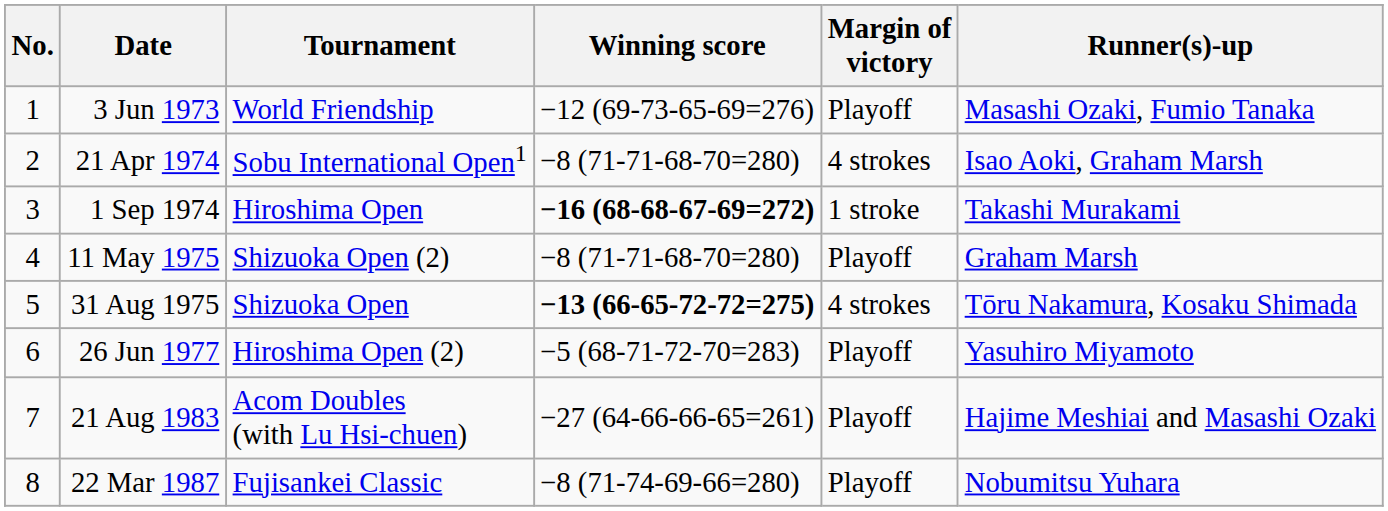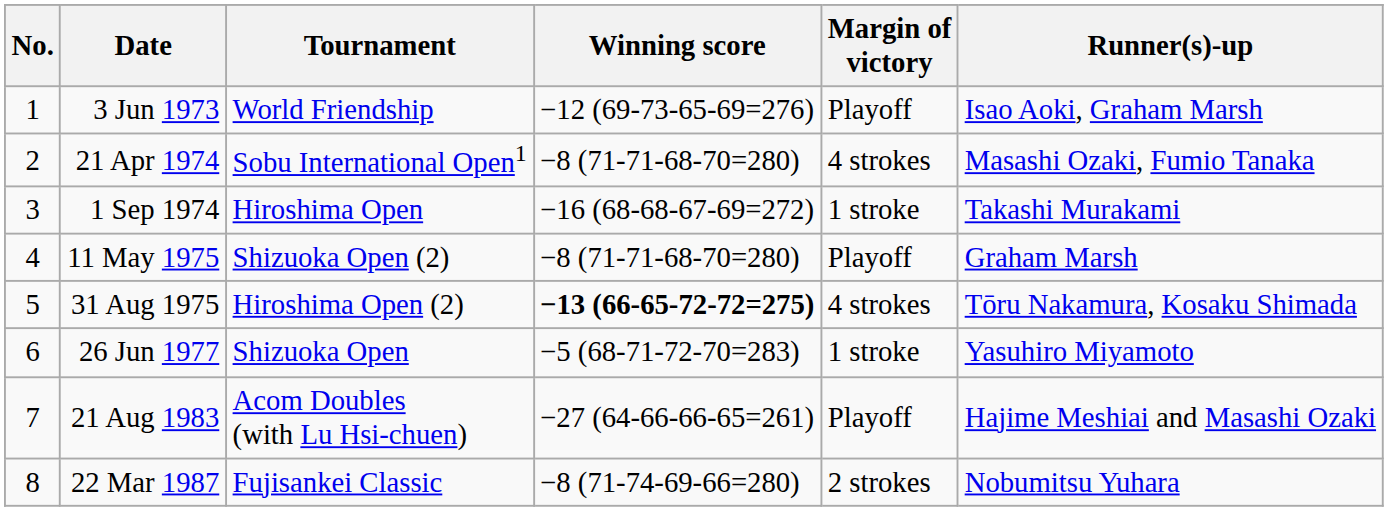(1140, 109) Masashi Ozaki, Fumio Tanaka -> (1114, 109) Isao Aoki, Graham Marsh
(1114, 160) Isao Aoki, Graham Marsh -> (1140, 160) Masashi Ozaki, Fumio Tanaka
(677, 210) bold -> (677, 210) normal
(321, 305) Shizuoka Open -> (348, 305) Hiroshima Open (2)
(348, 352) Hiroshima Open (2) -> (321, 352) Shizuoka Open
(870, 352) Playoff -> (874, 352) 1 stroke
(870, 481) Playoff -> (879, 481) 2 strokes
